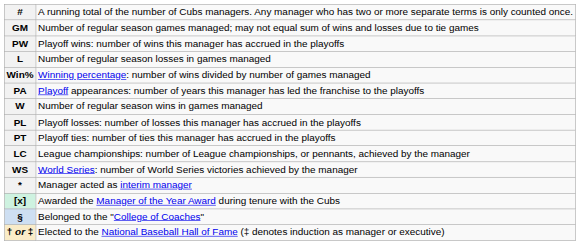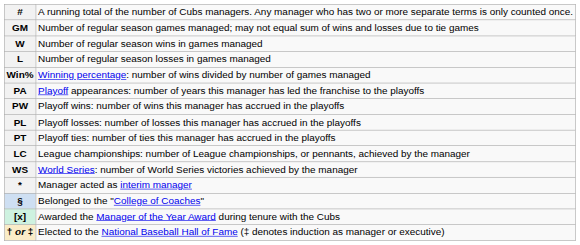rows swapped: (20, 106) <-> (20, 43)
rows swapped: (20, 216) <-> (20, 201)
